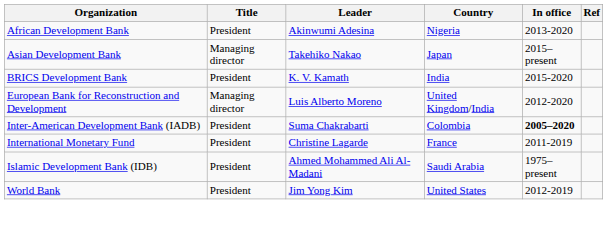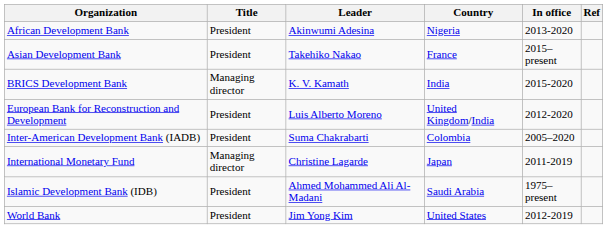(232, 54) Managing director -> (230, 54) President
(439, 54) Japan -> (442, 54) France
(230, 78) President -> (232, 84) Managing director
(232, 101) Managing director -> (230, 114) President
(550, 125) bold -> (550, 138) normal
(230, 143) President -> (232, 161) Managing director
(442, 143) France -> (439, 161) Japan
